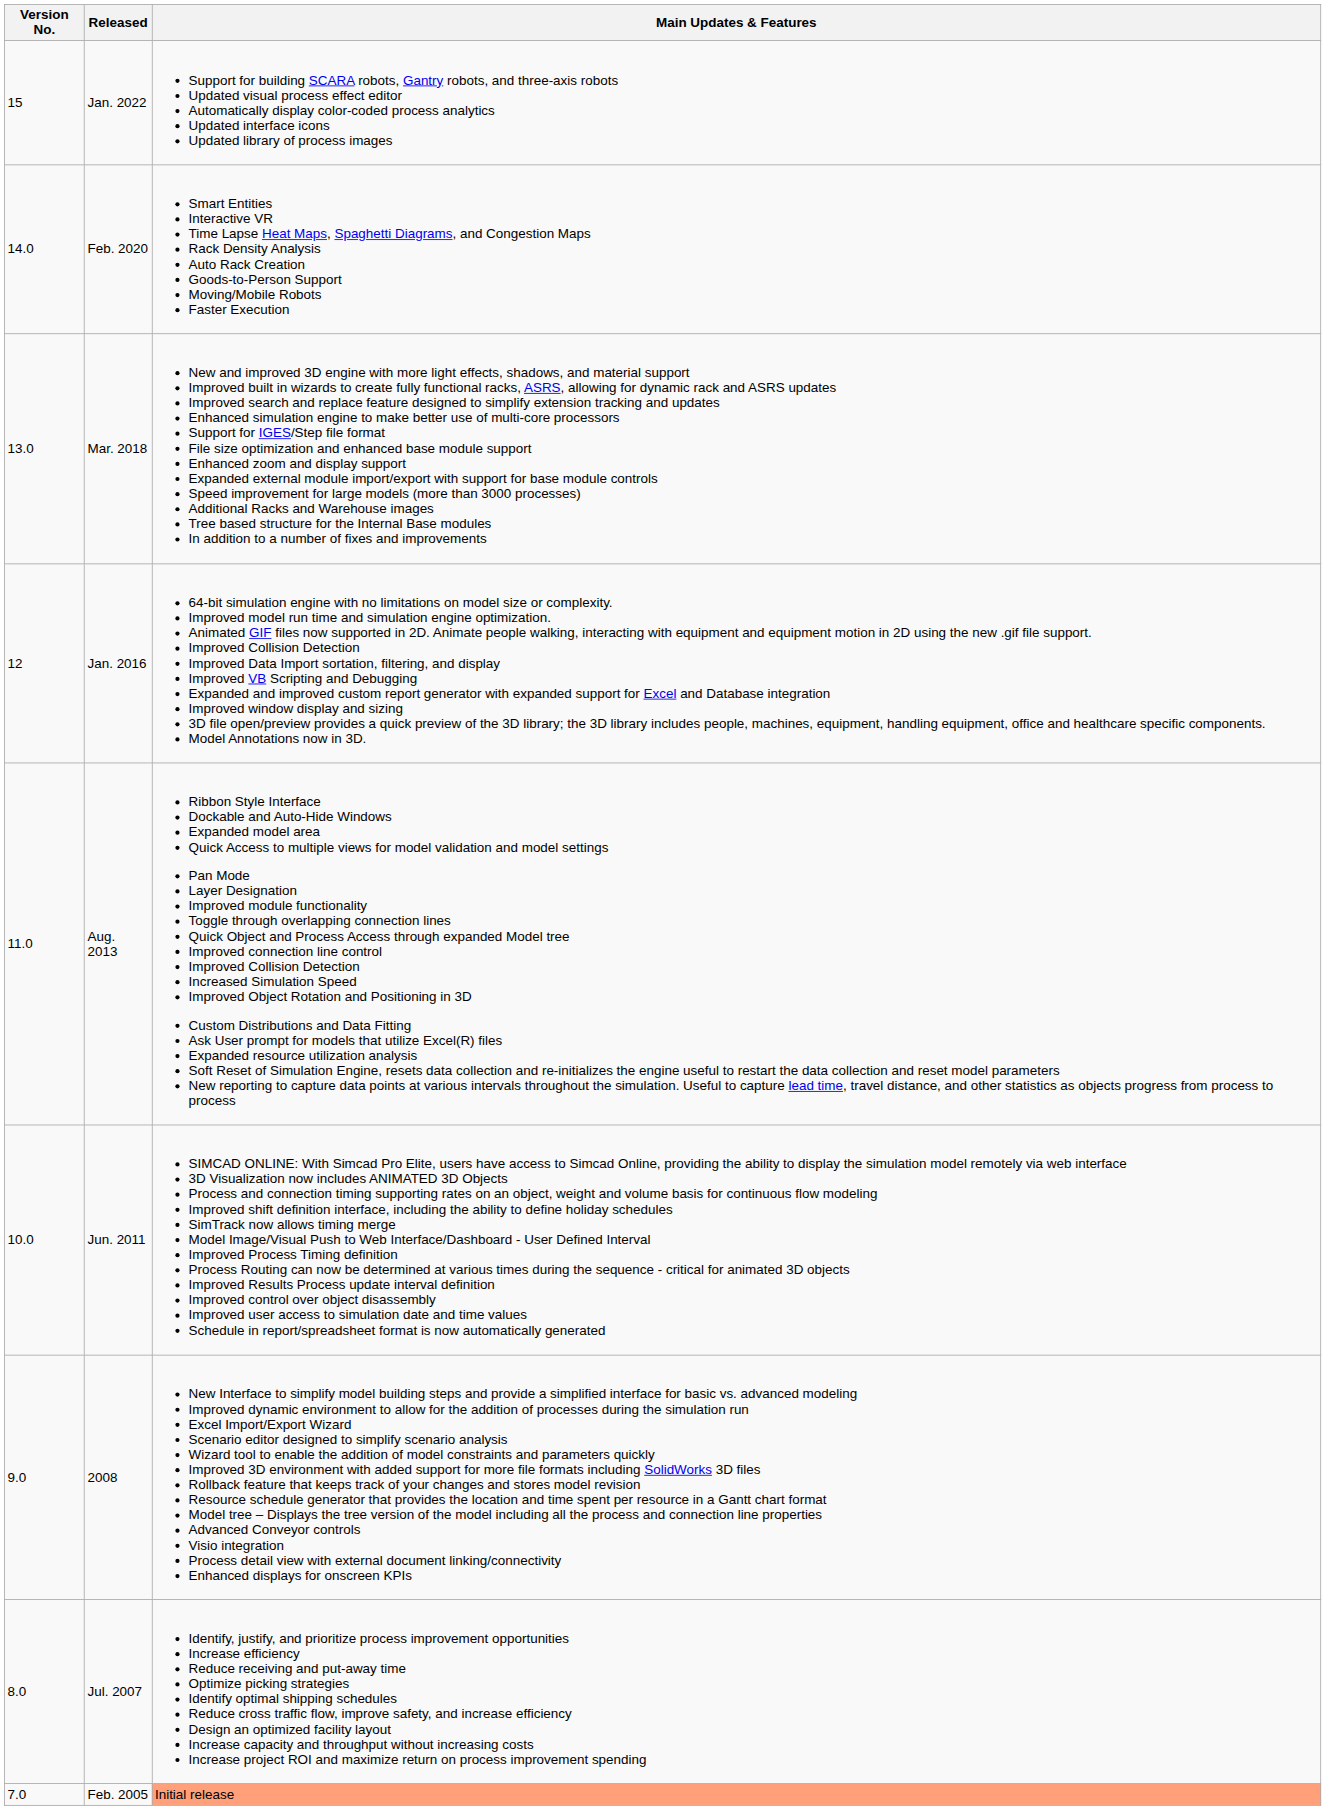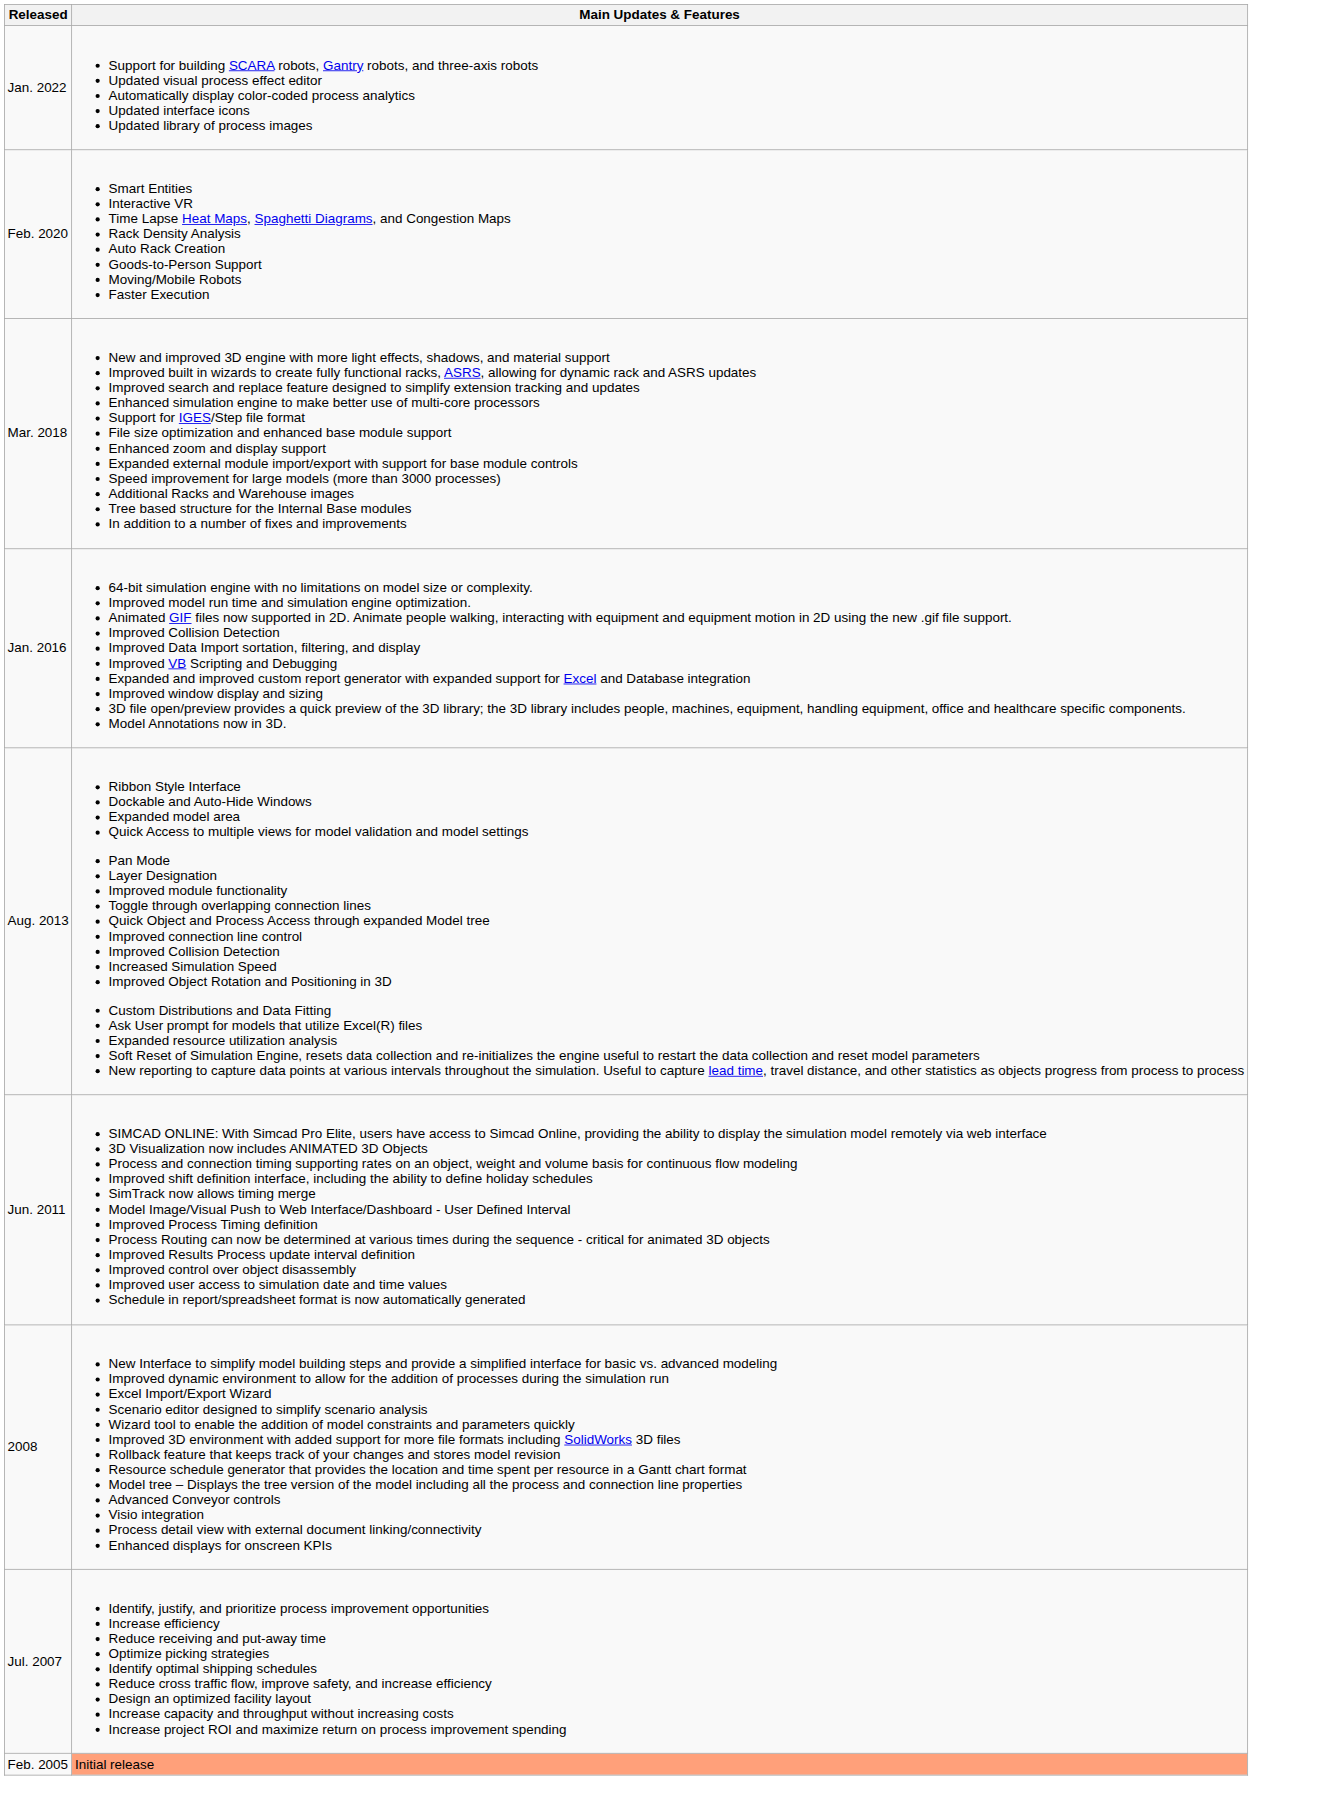- column: (44, 22)
